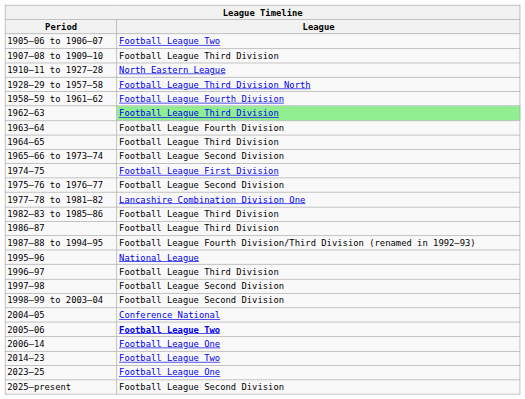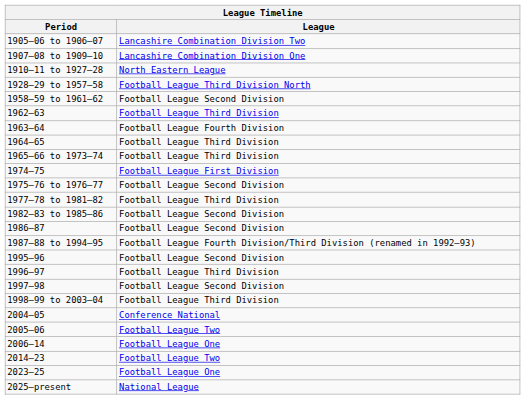(170, 41) Football League Two -> (212, 41) Lancashire Combination Division Two
(199, 56) Football League Third Division -> (212, 56) Lancashire Combination Division One
(202, 99) Football League Fourth Division -> (202, 99) Football League Second Division
(199, 113) lightgreen background -> (199, 113) no background
(202, 156) Football League Second Division -> (199, 156) Football League Third Division
(212, 200) Lancashire Combination Division One -> (199, 200) Football League Third Division
(199, 214) Football League Third Division -> (202, 214) Football League Second Division
(199, 228) Football League Third Division -> (202, 228) Football League Second Division
(159, 257) National League -> (202, 257) Football League Second Division
(202, 301) Football League Second Division -> (199, 301) Football League Third Division
(170, 329) bold -> (170, 329) normal
(202, 387) Football League Second Division -> (159, 387) National League
